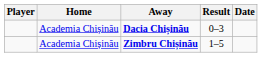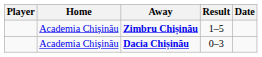rows swapped: (161, 44) <-> (156, 28)
